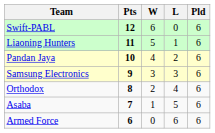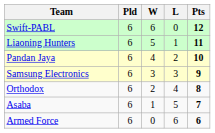columns swapped: (198, 12) <-> (130, 12)
